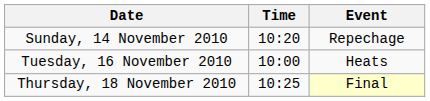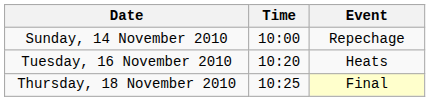(279, 39) 10:20 -> (279, 39) 10:00
(279, 62) 10:00 -> (279, 62) 10:20
